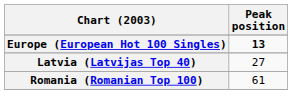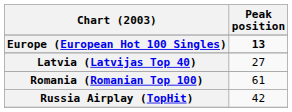+ row: (117, 98)
